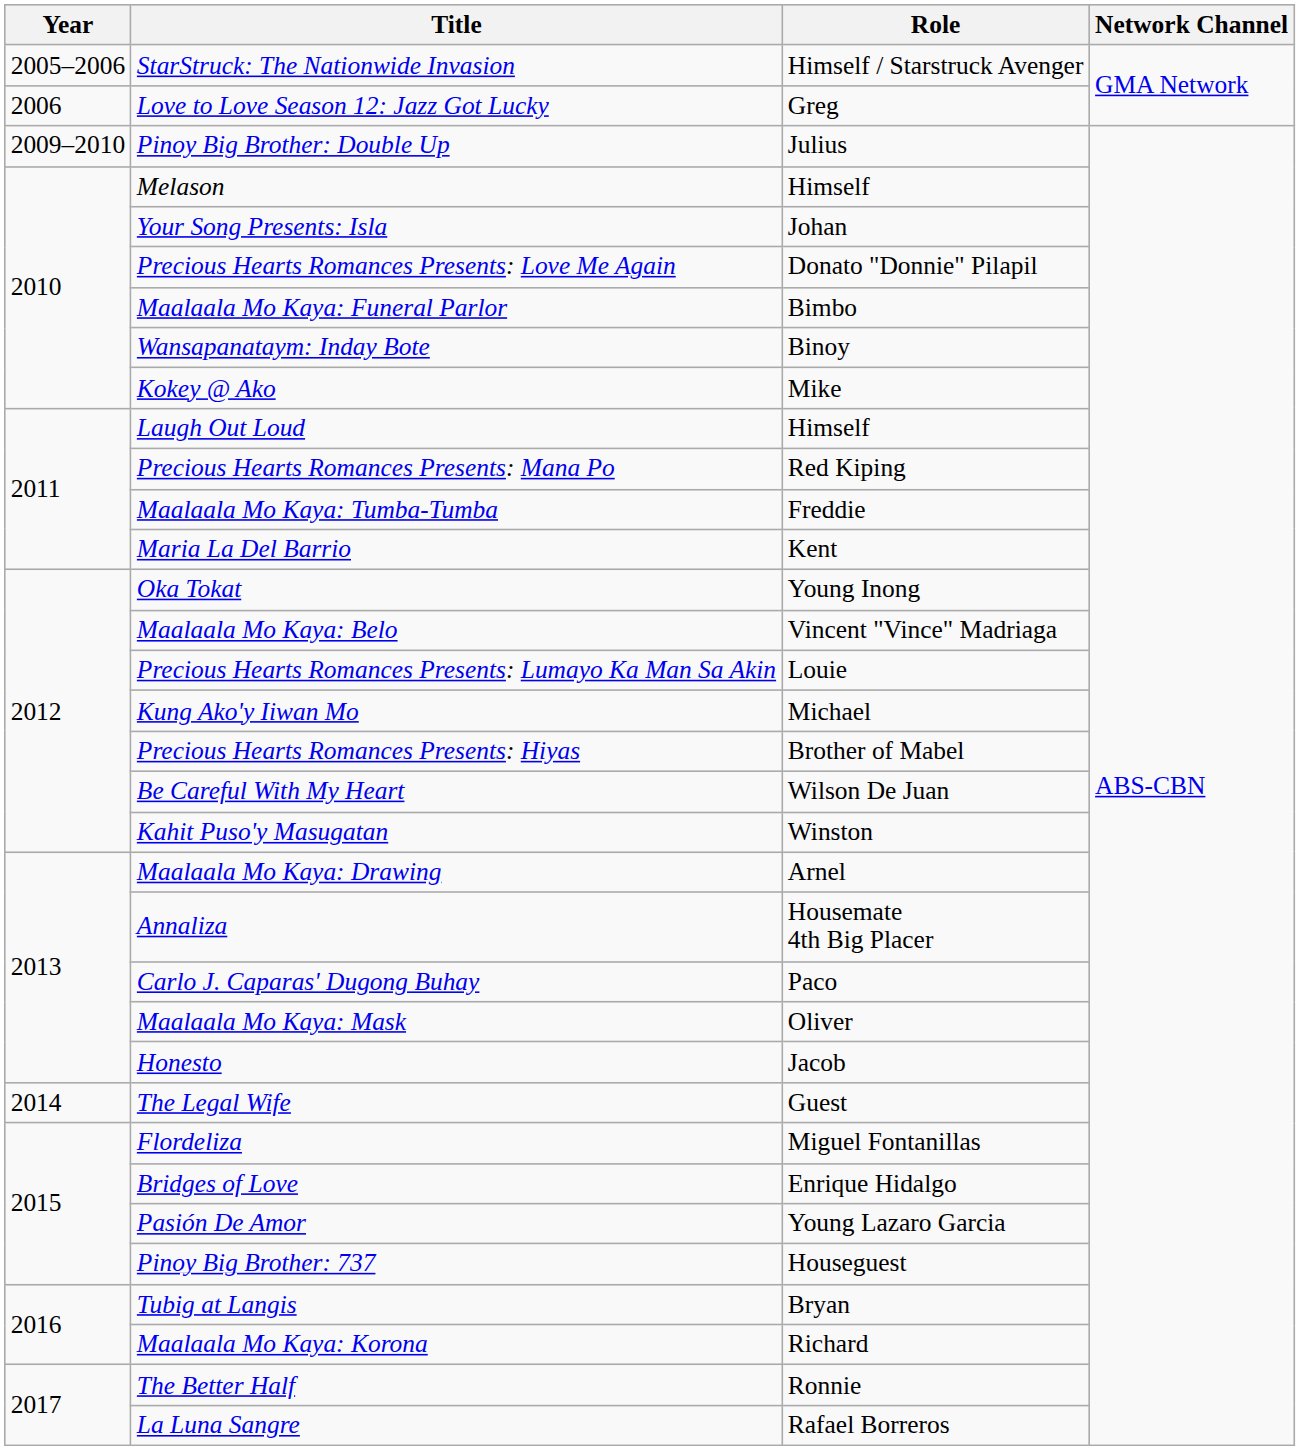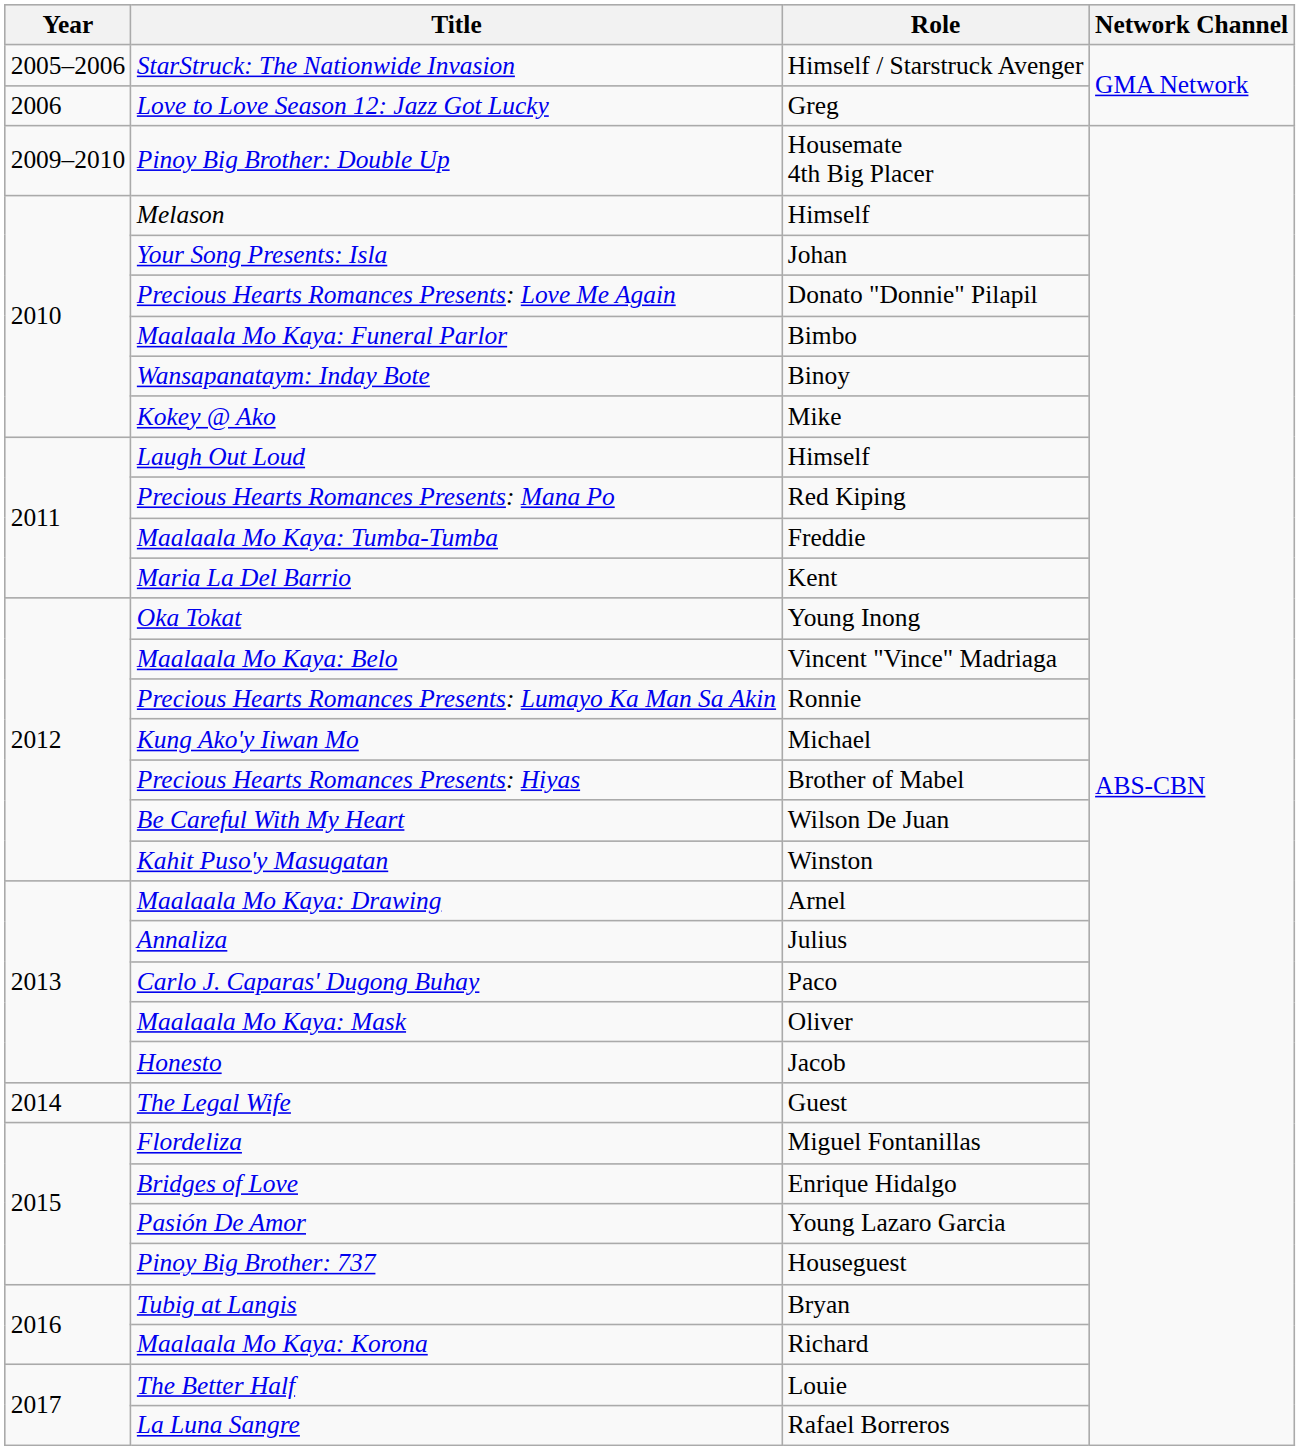(818, 145) Julius -> (861, 160) Housemate 4th Big Placer
(817, 670) Louie -> (825, 698) Ronnie
(861, 926) Housemate 4th Big Placer -> (818, 940) Julius
(825, 1384) Ronnie -> (817, 1384) Louie
